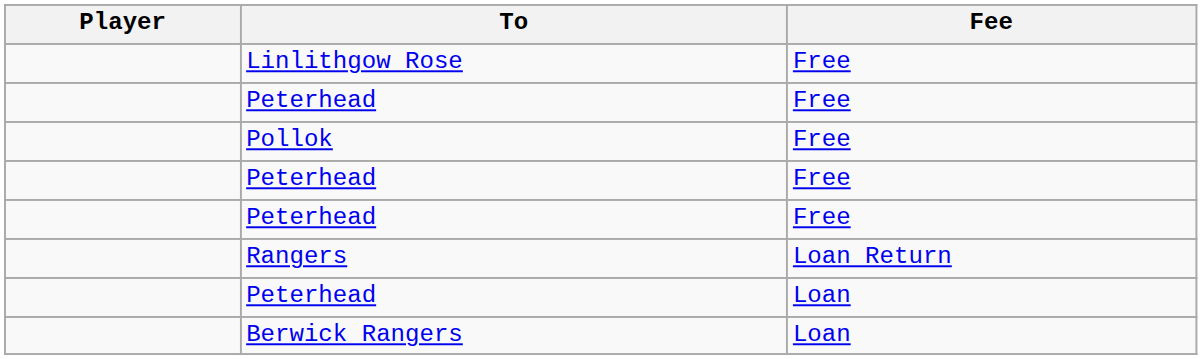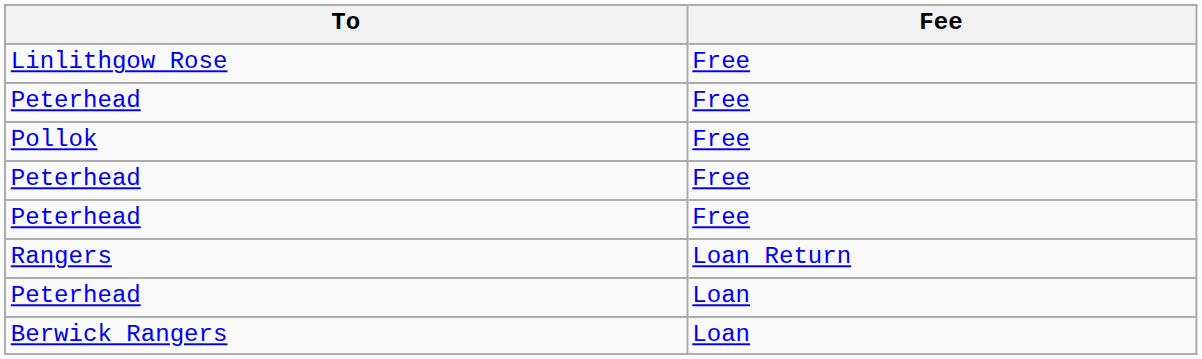- column: (123, 25)
